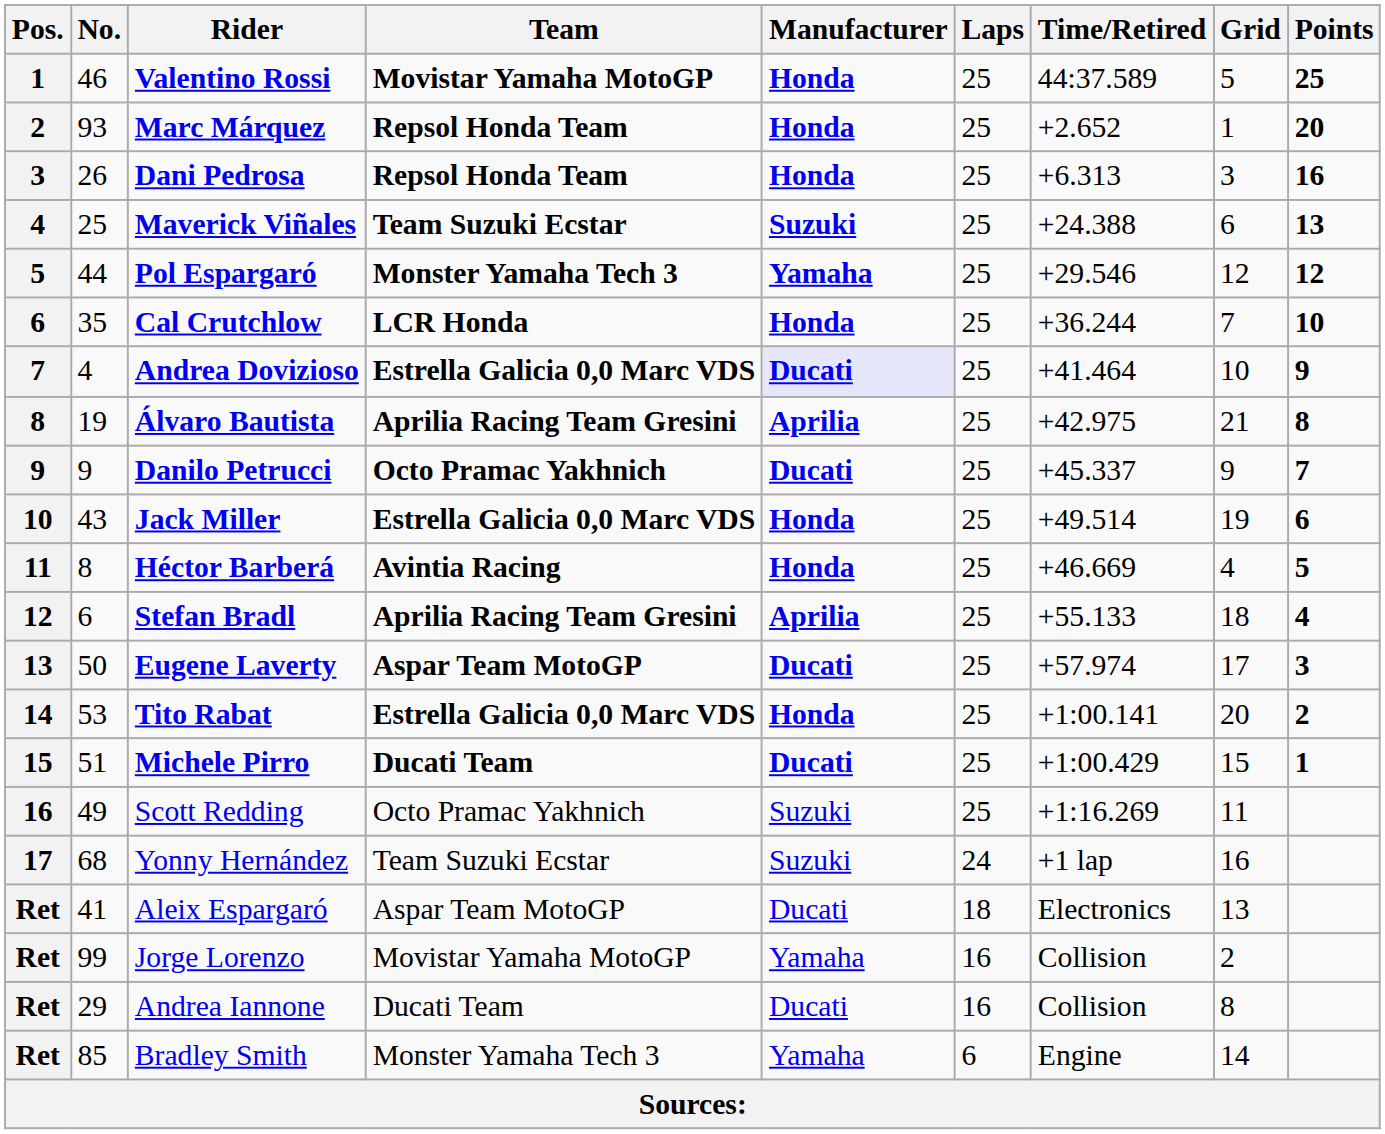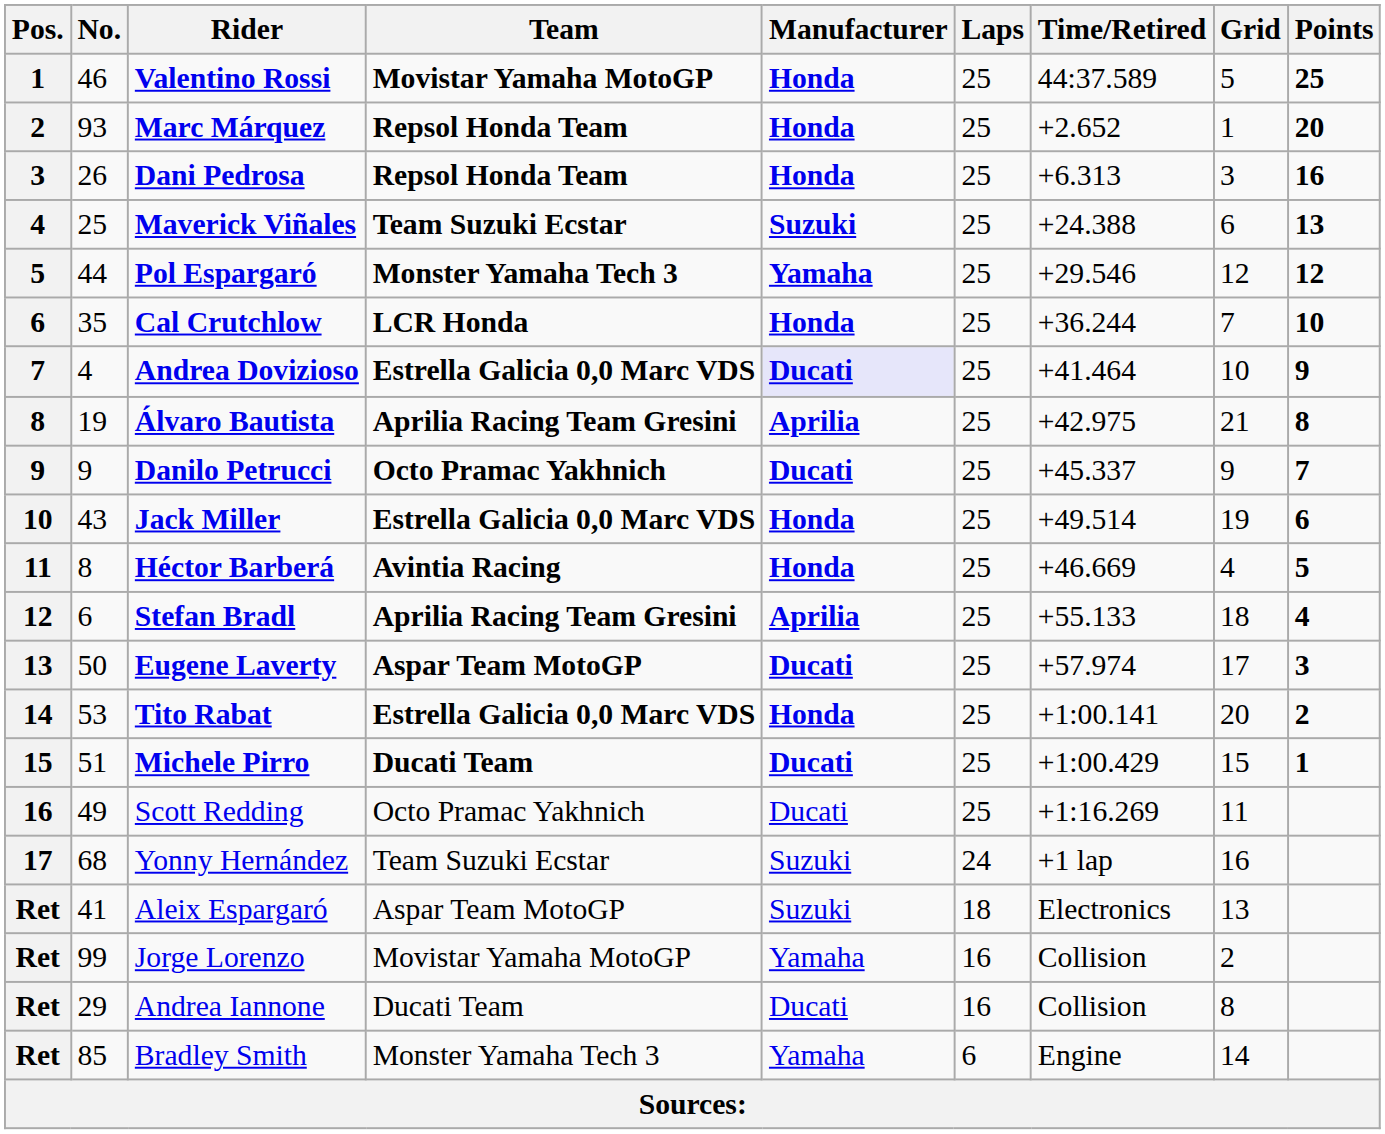(810, 811) Suzuki -> (808, 811) Ducati
(808, 908) Ducati -> (810, 908) Suzuki
